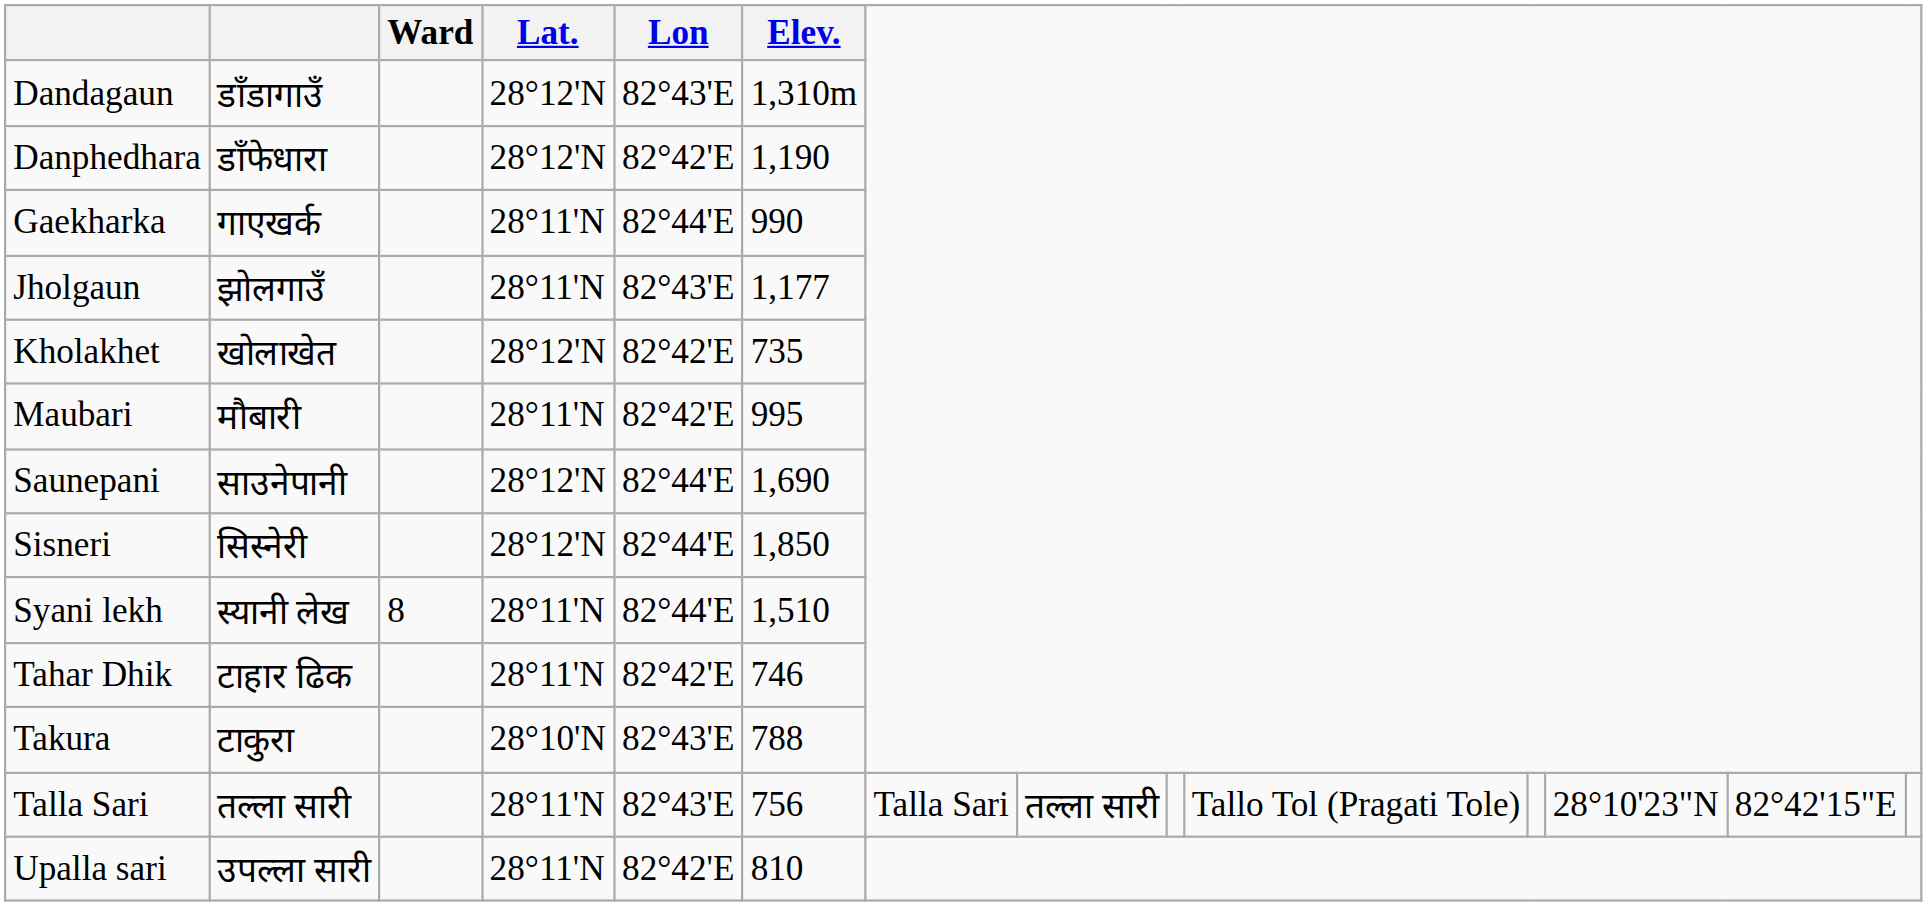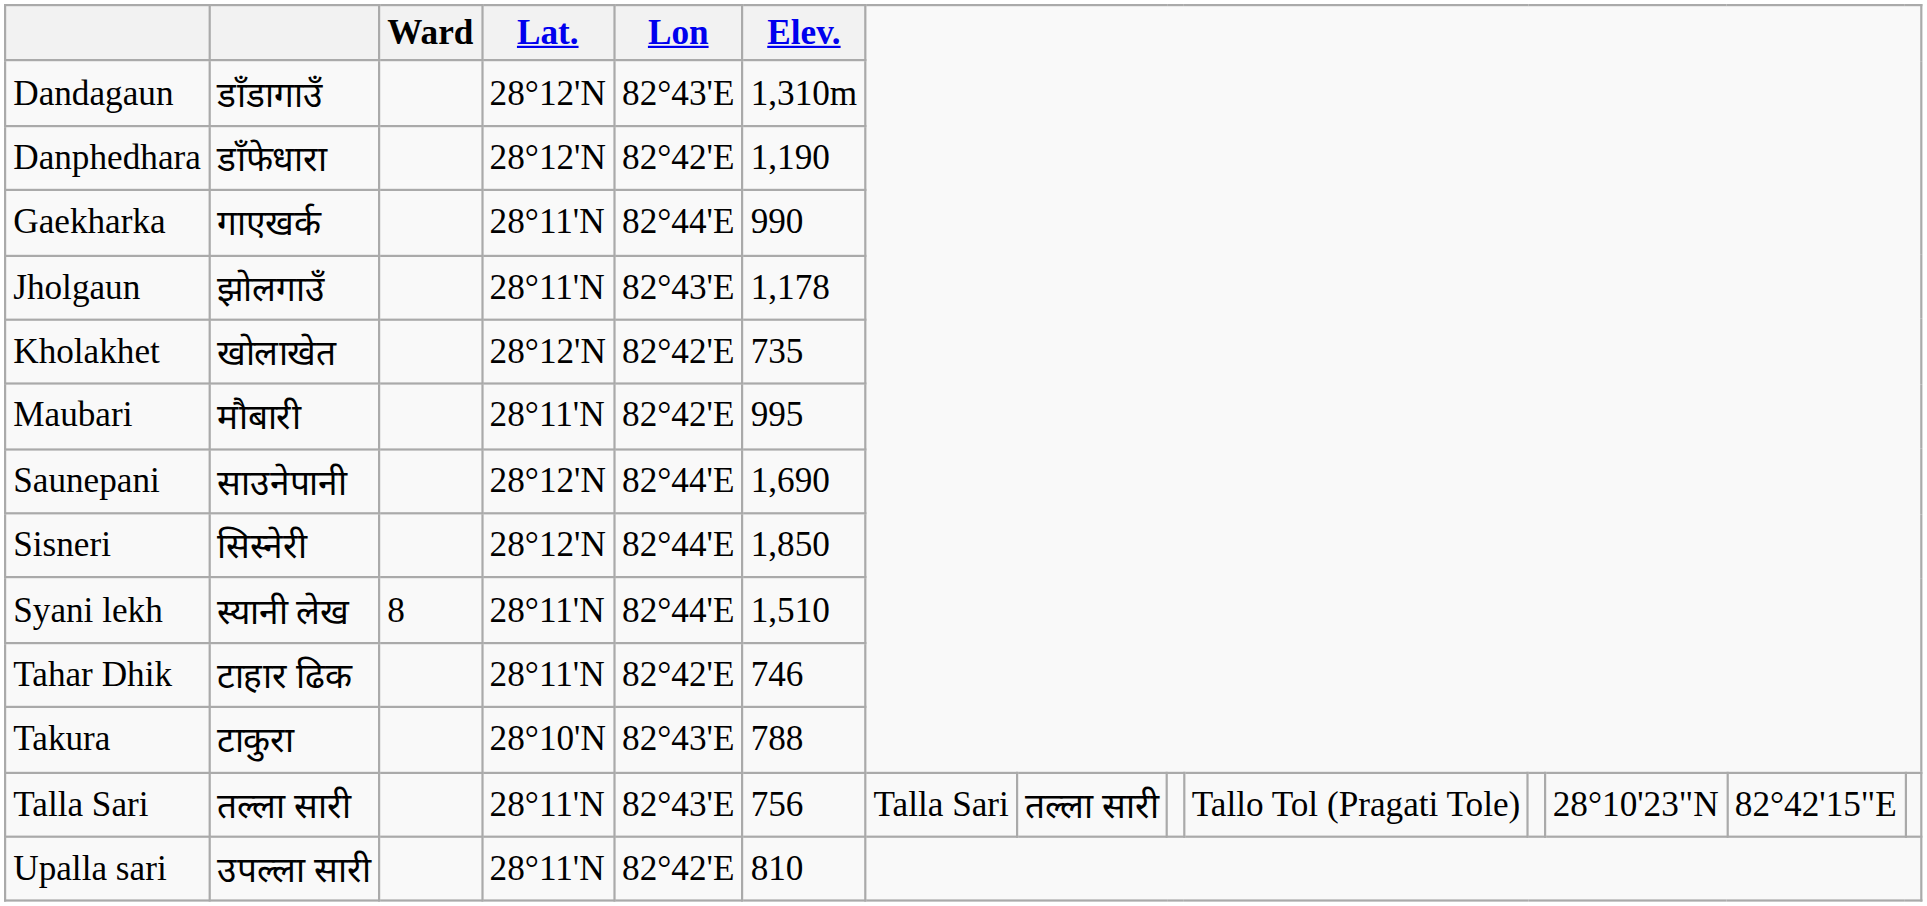(790, 286) 1,177 -> (790, 286) 1,178
